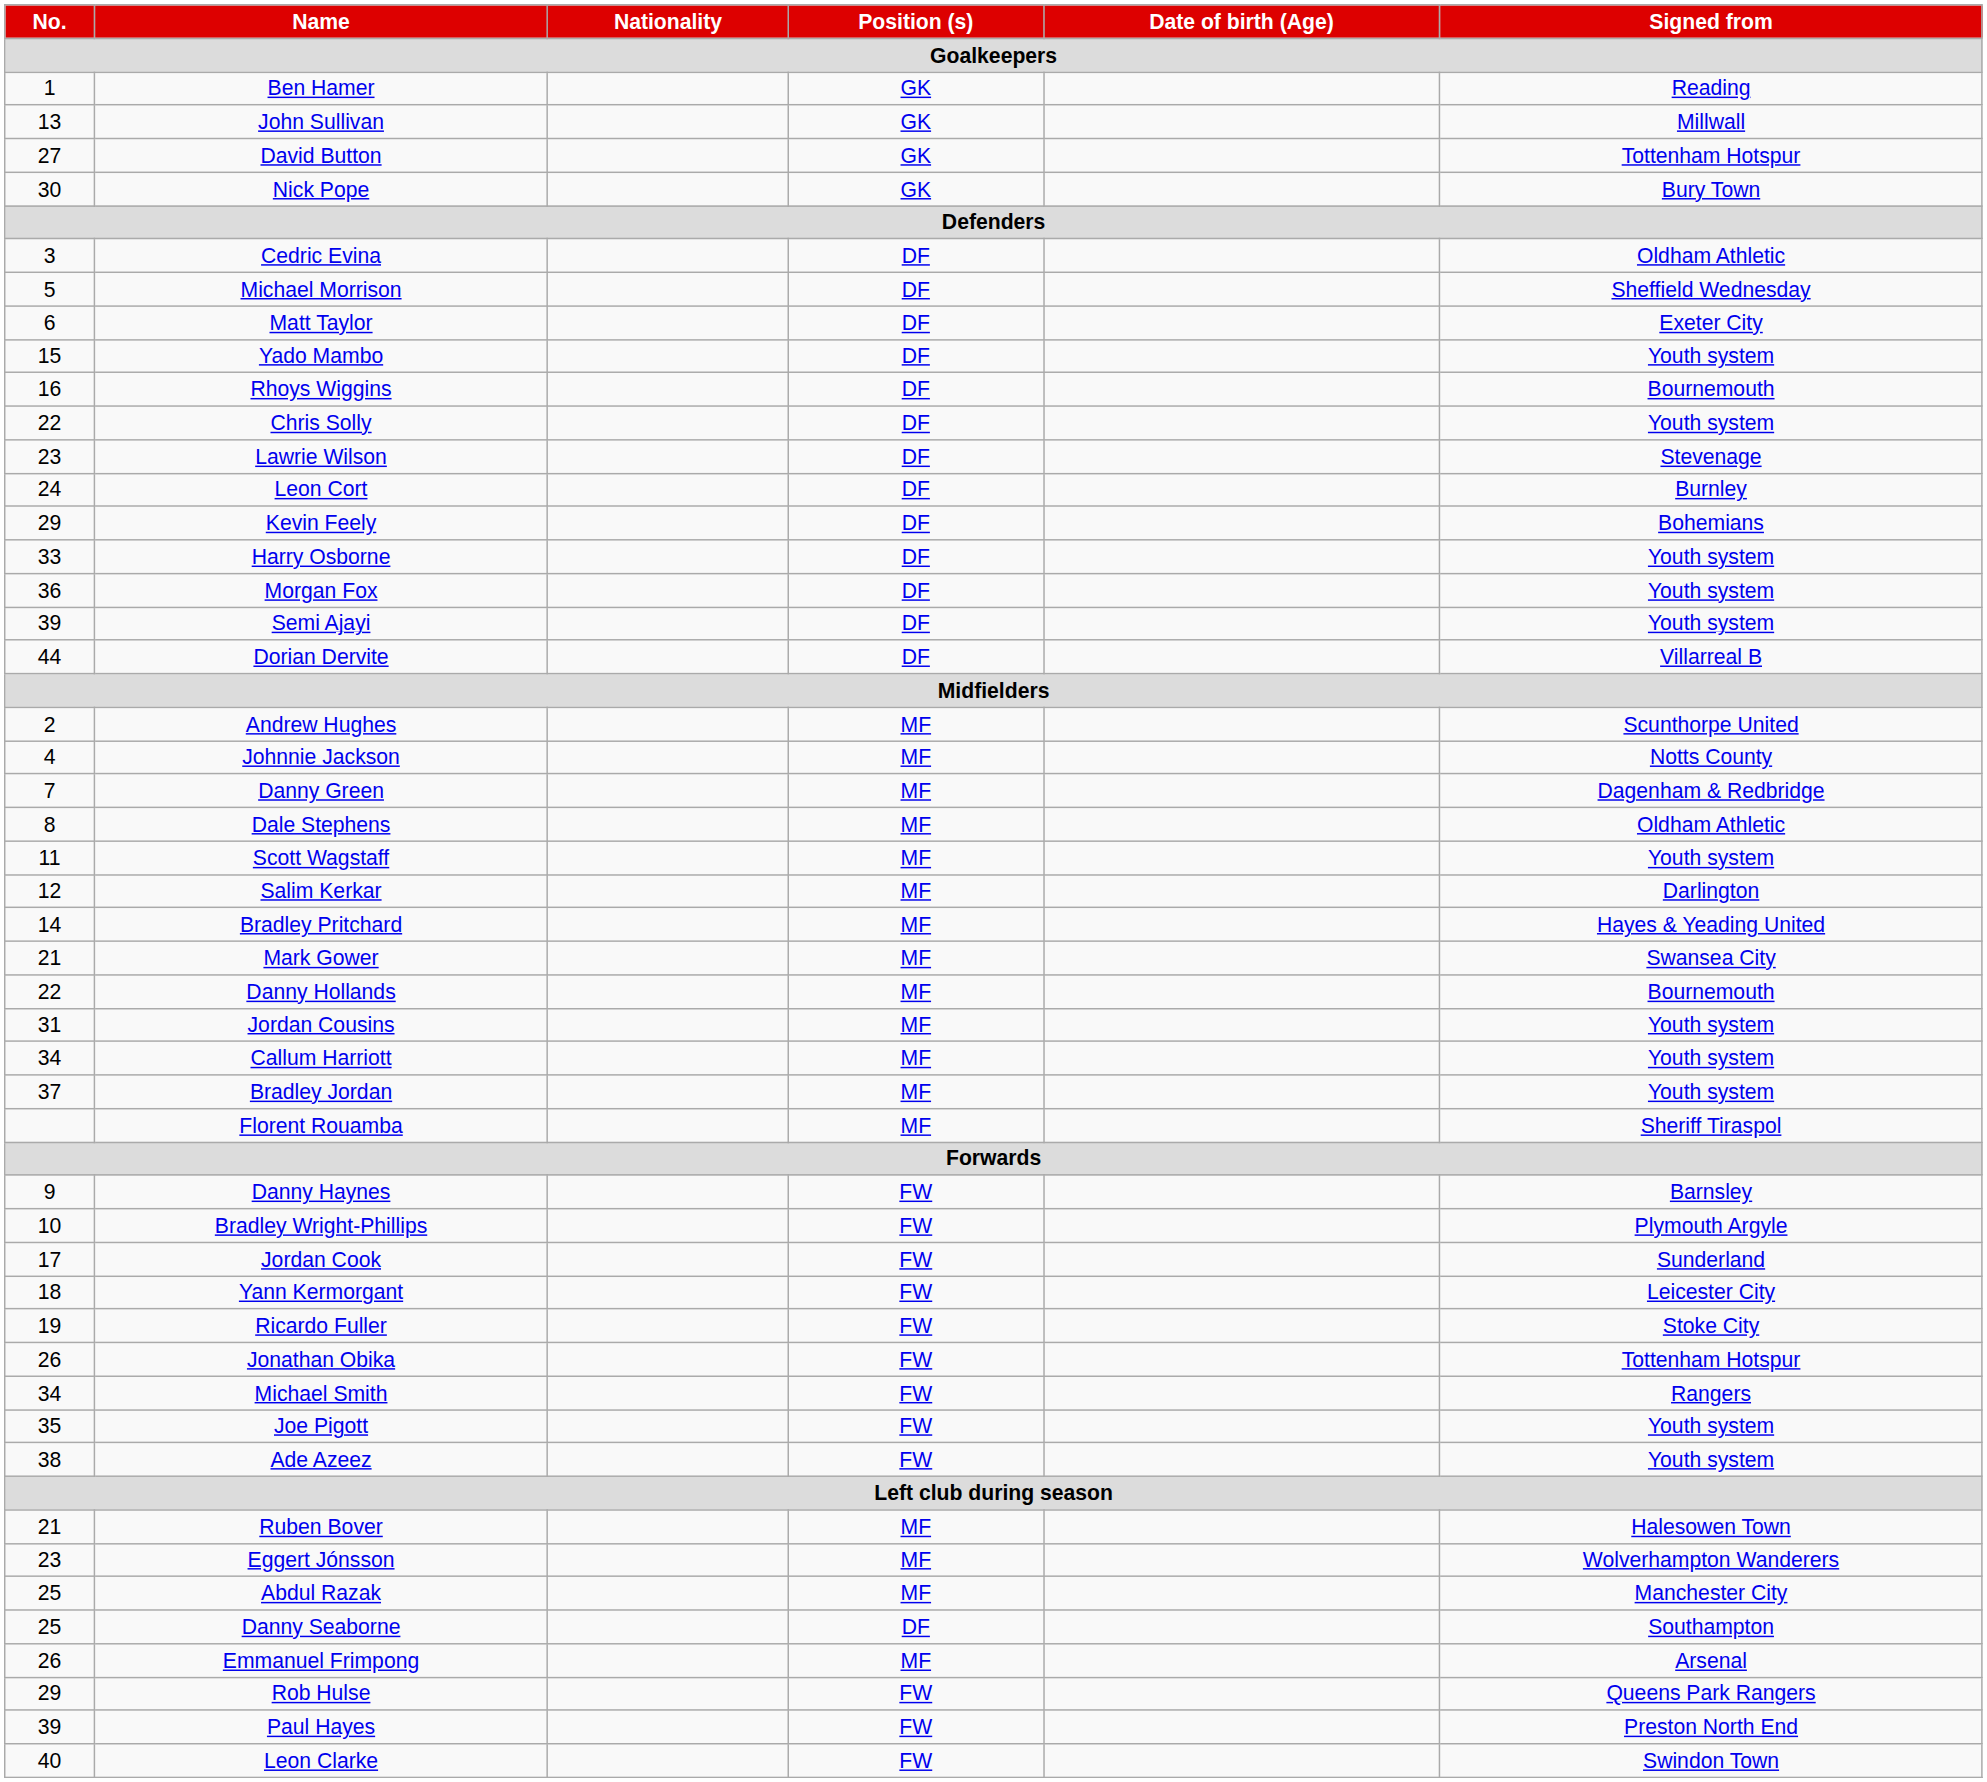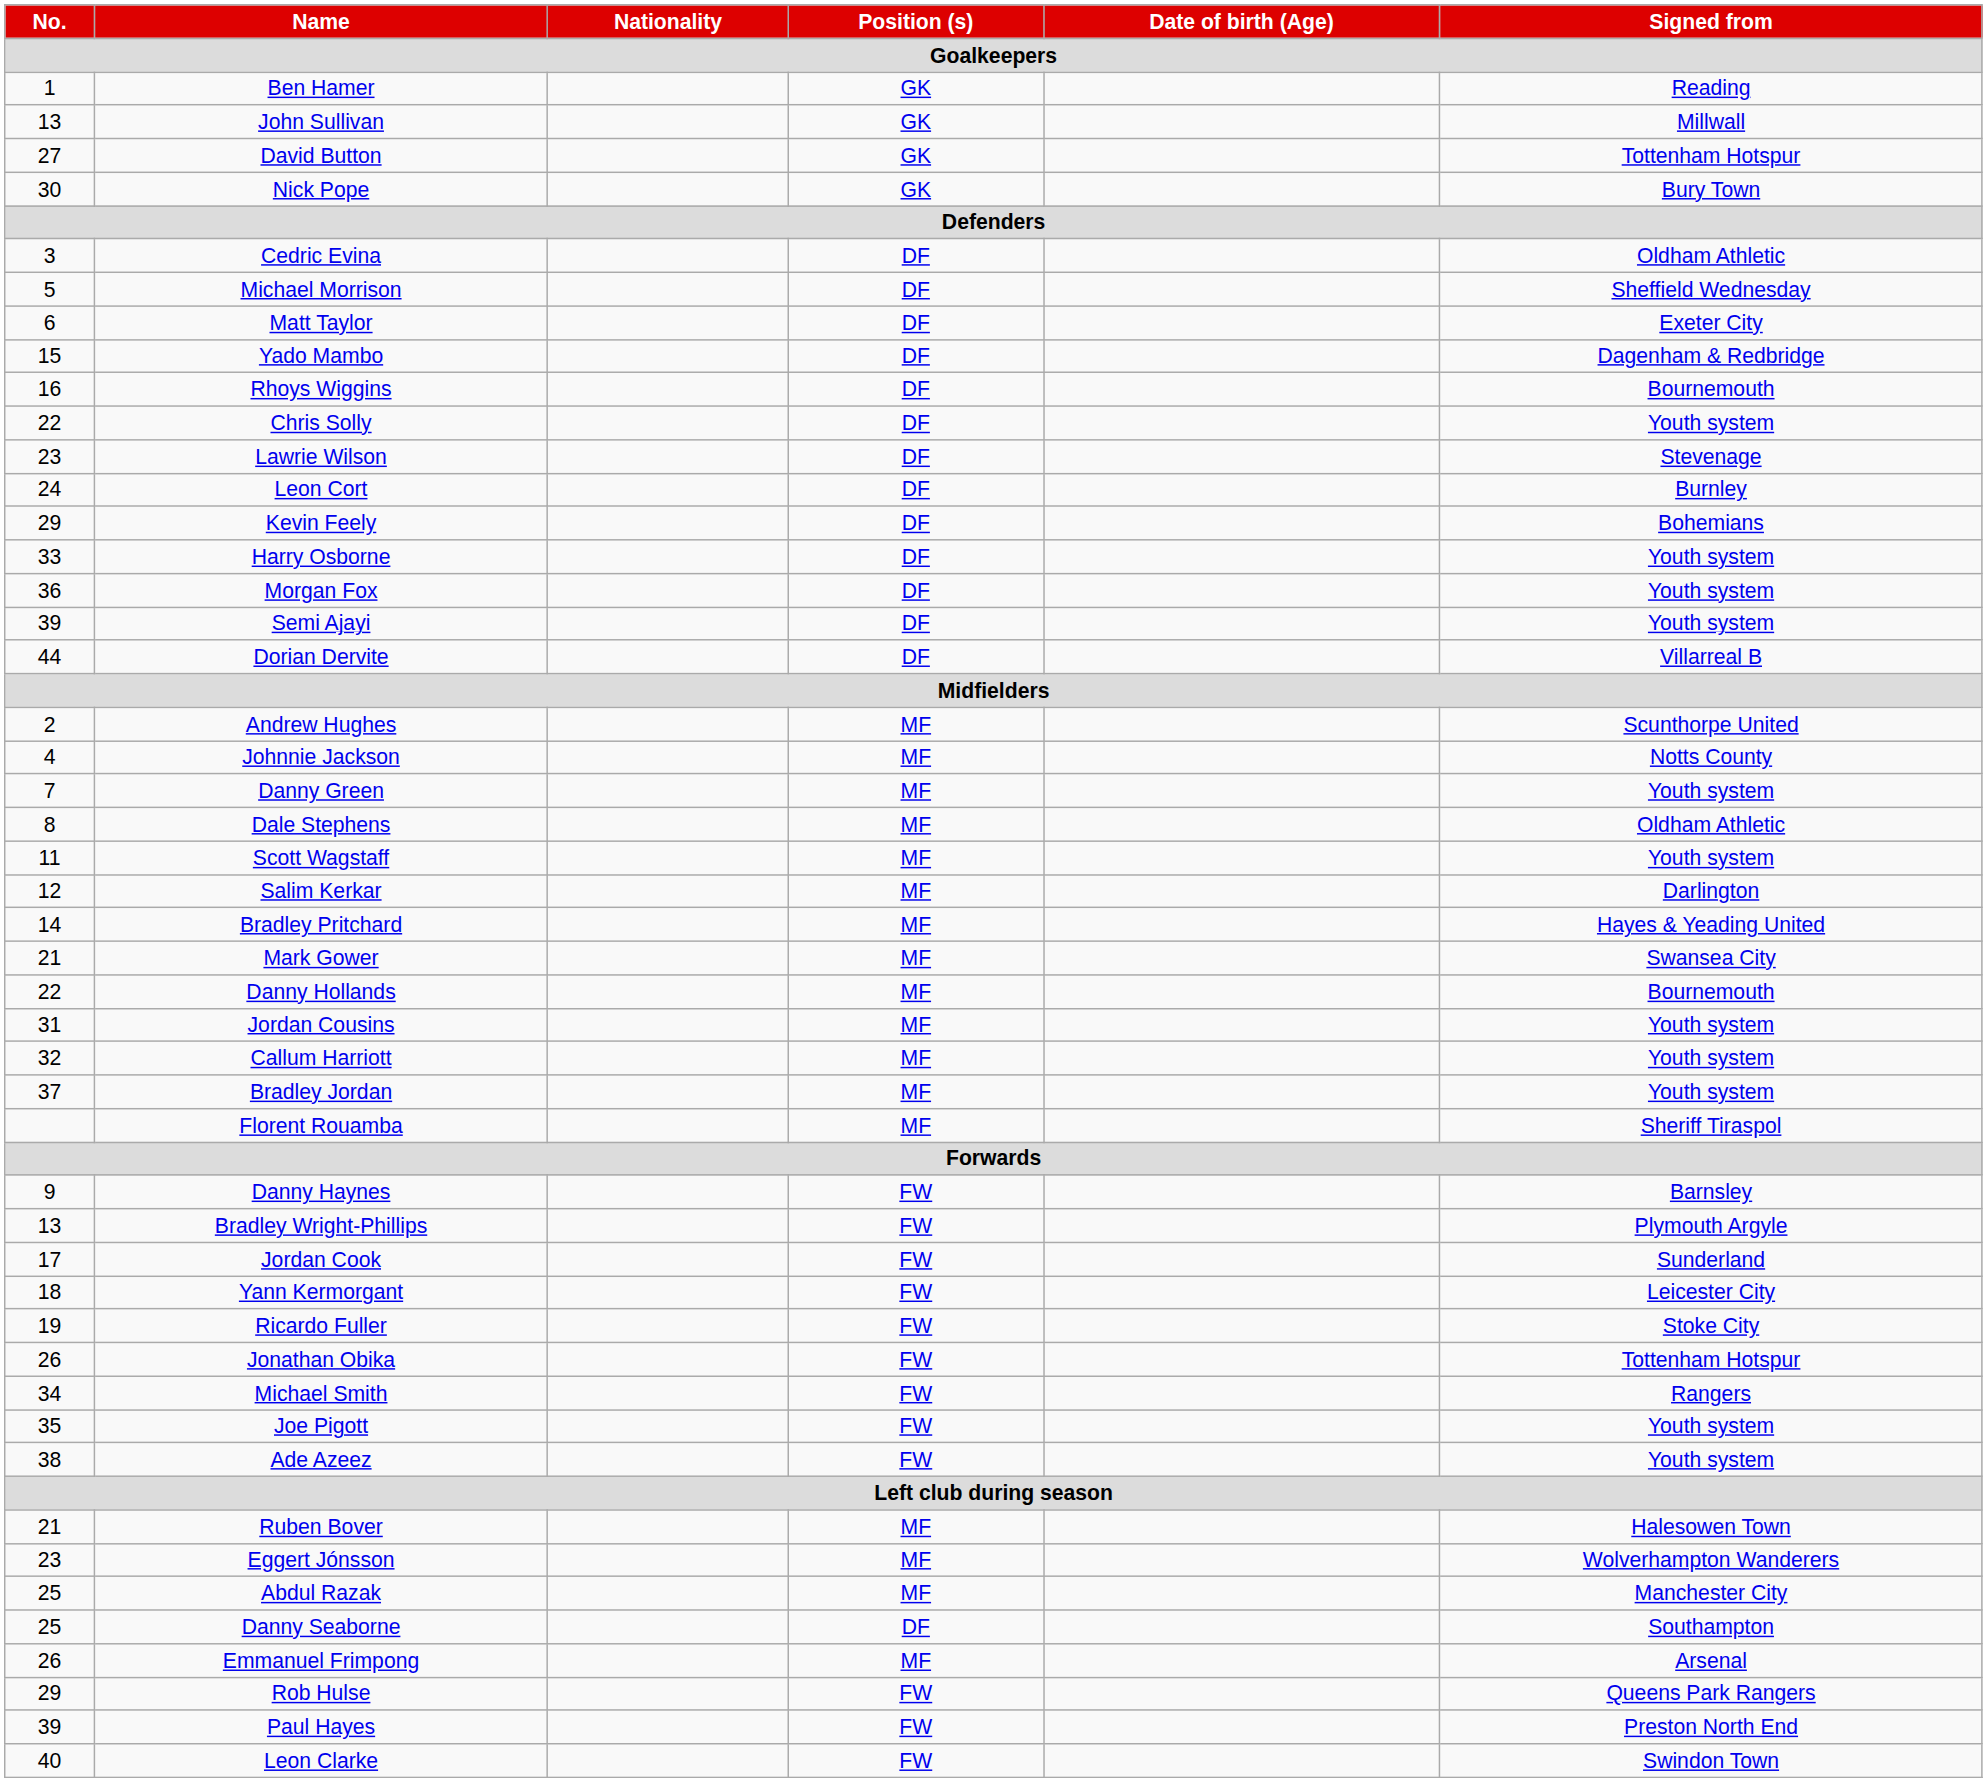(1711, 356) Youth system -> (1711, 356) Dagenham & Redbridge
(1711, 791) Dagenham & Redbridge -> (1711, 791) Youth system
(50, 1059) 34 -> (50, 1059) 32
(50, 1226) 10 -> (50, 1226) 13
